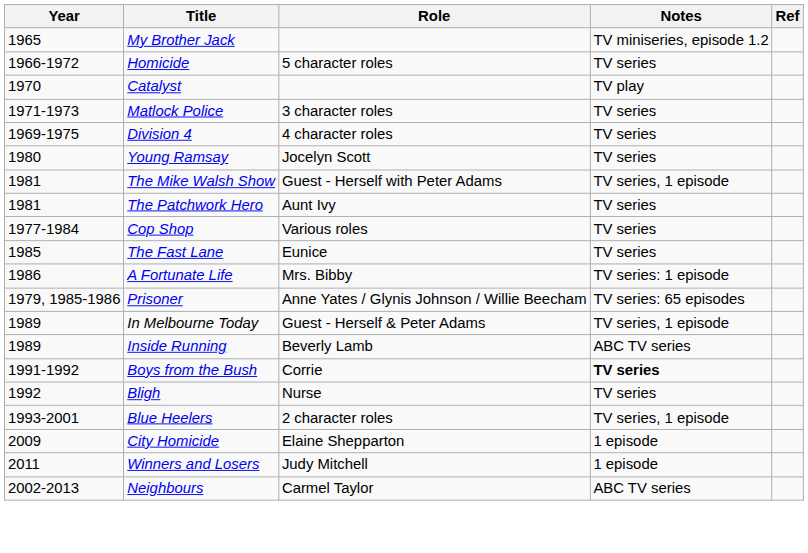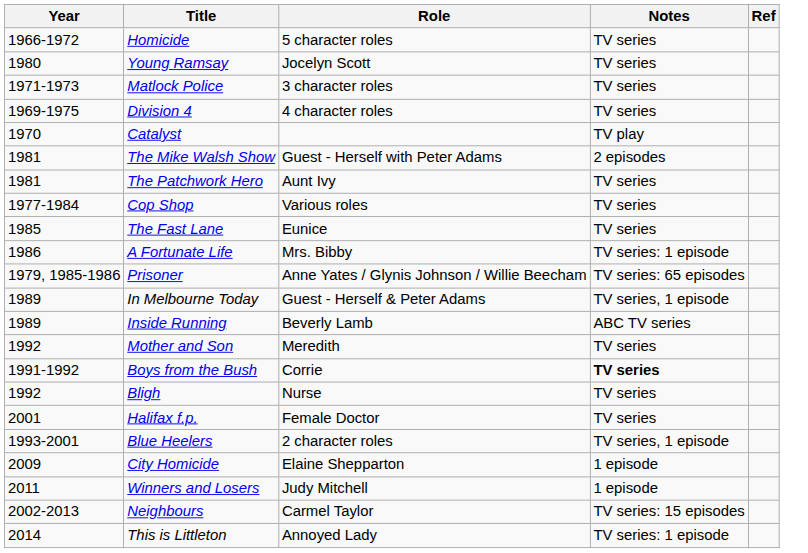- row: (181, 39)
rows swapped: (154, 87) <-> (178, 157)
(661, 181) TV series, 1 episode -> (629, 157) 2 episodes
+ row: (180, 346)
+ row: (162, 417)
(642, 488) ABC TV series -> (669, 511) TV series: 15 episodes
+ row: (177, 535)
